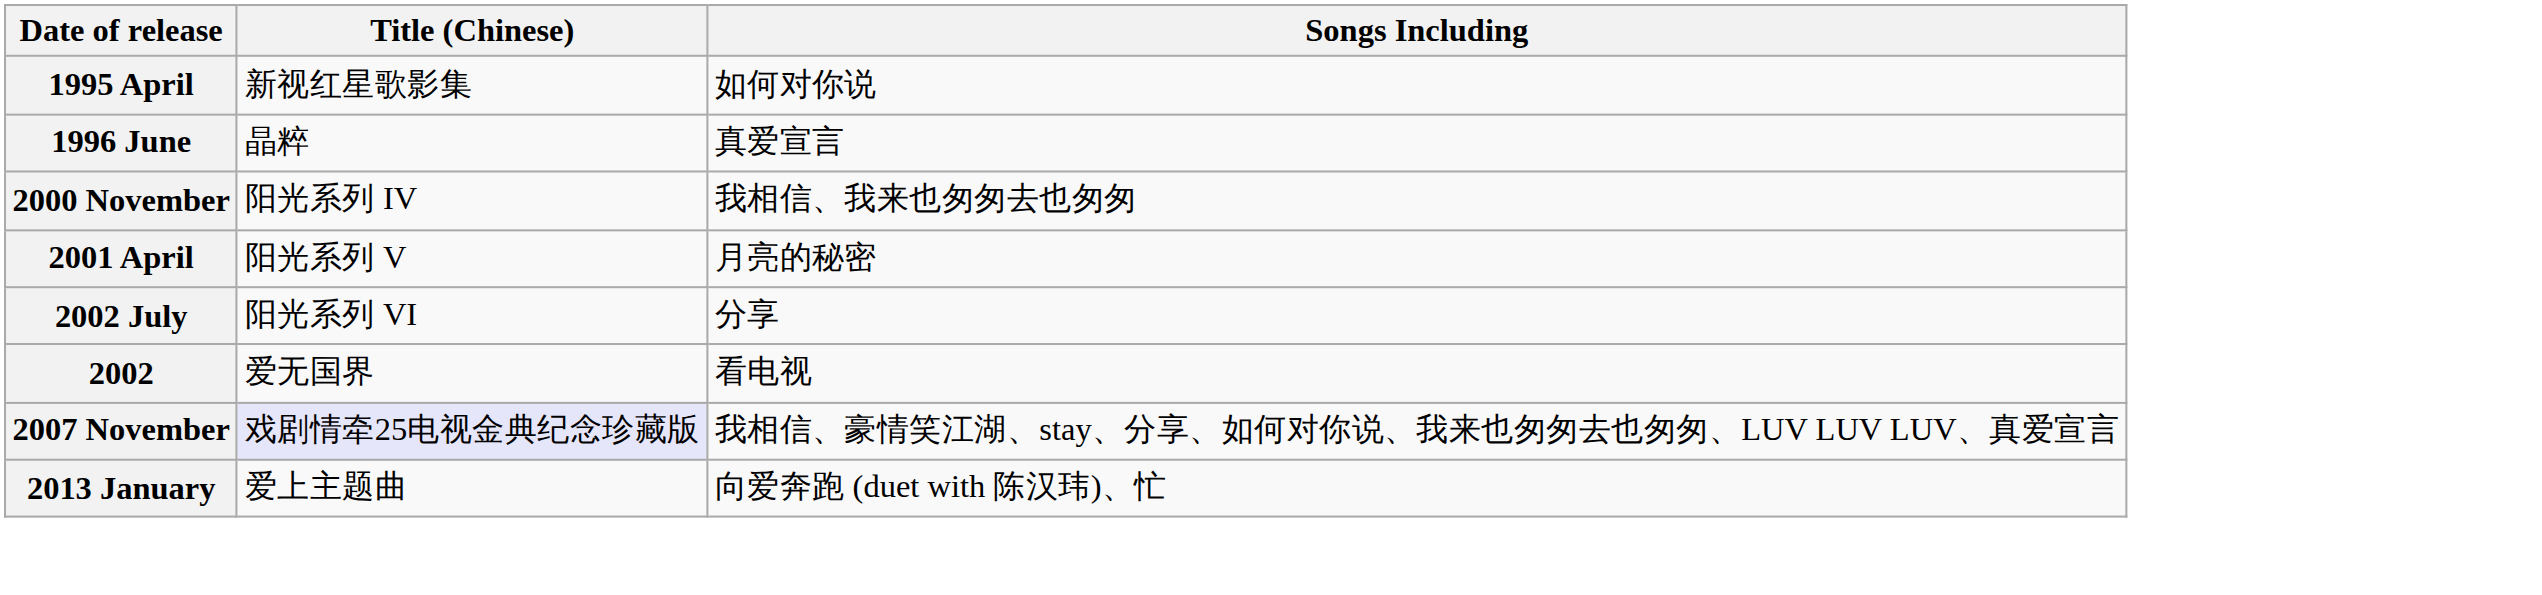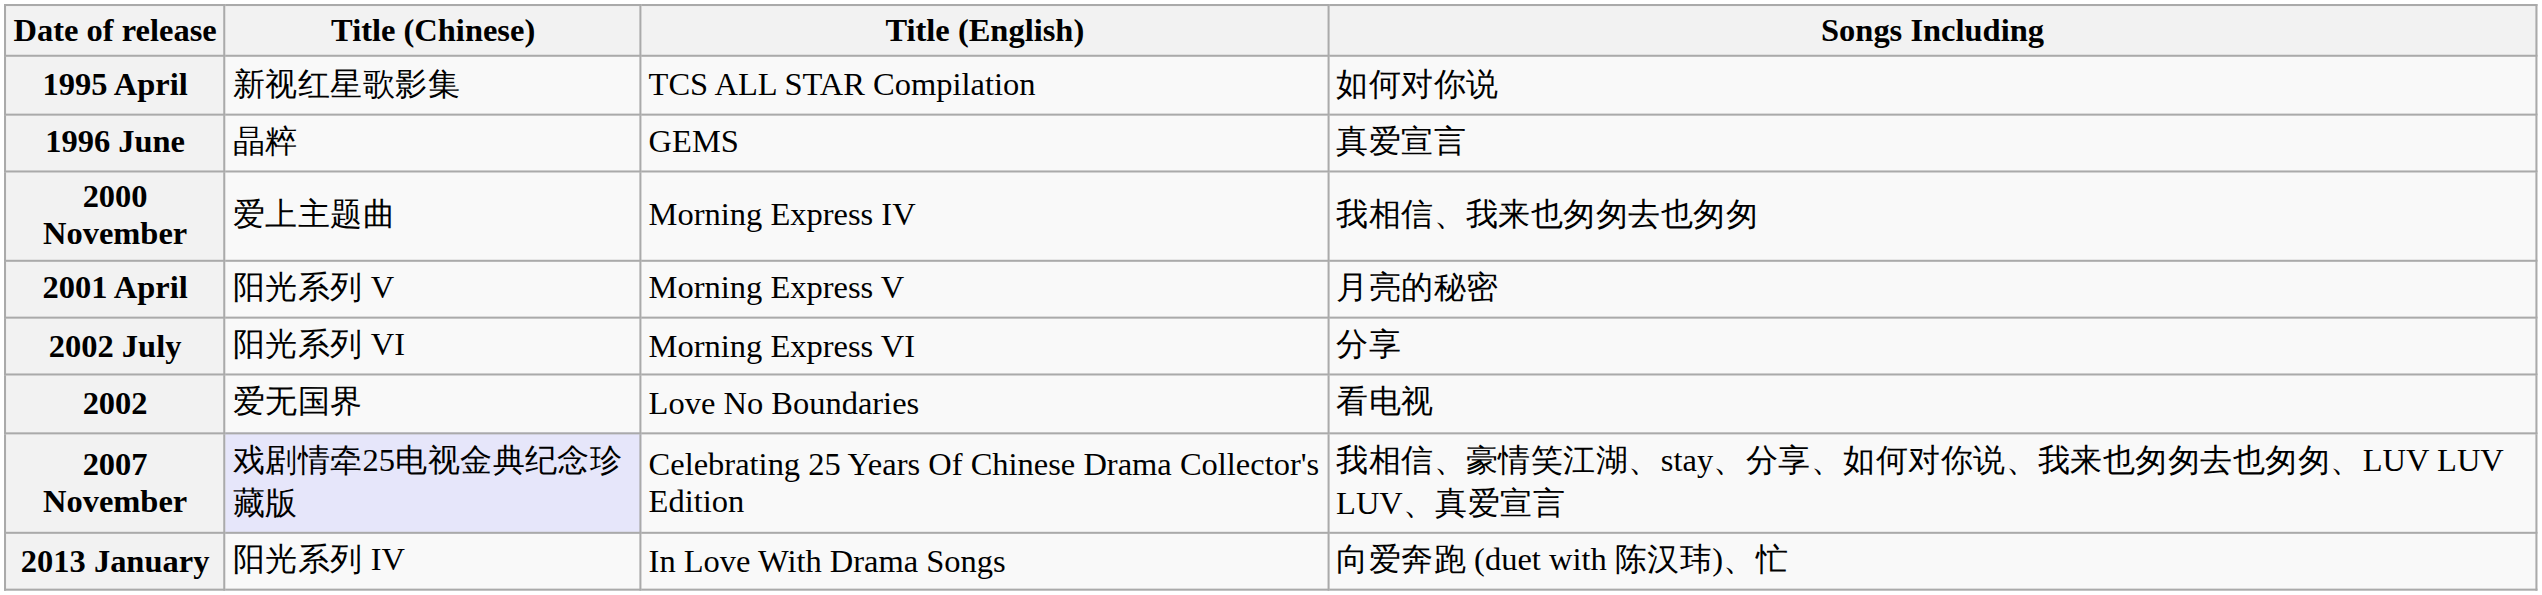+ column: (985, 30)
(331, 198) 阳光系列 IV -> (314, 214) 爱上主题曲
(326, 487) 爱上主题曲 -> (319, 560) 阳光系列 IV
